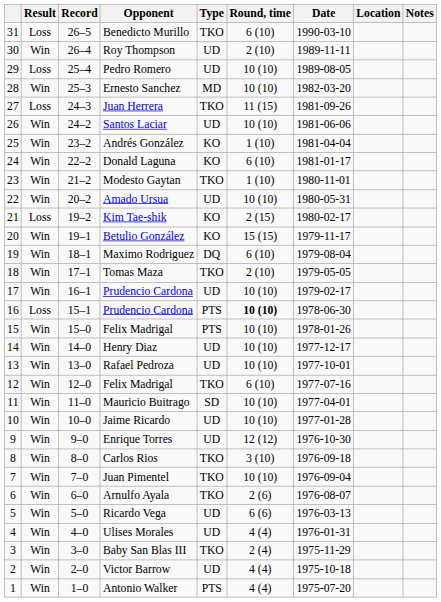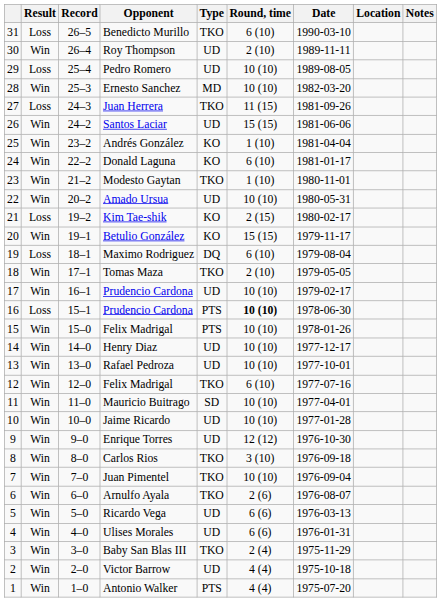(260, 124) 10 (10) -> (260, 124) 15 (15)
(40, 254) Win -> (40, 254) Loss
(260, 532) 4 (4) -> (260, 532) 6 (6)
